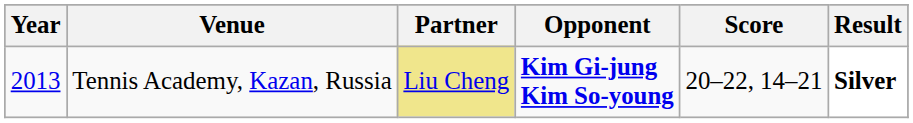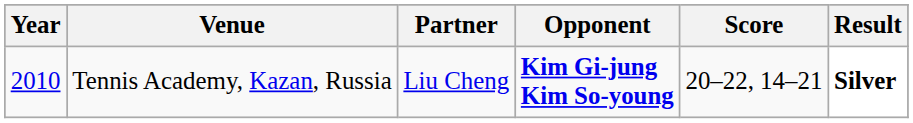(36, 81) 2013 -> (36, 81) 2010
(456, 81) khaki background -> (456, 81) no background
